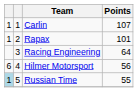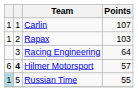(124, 38) 101 -> (124, 38) 103
(18, 66) normal -> (18, 66) bold
(126, 66) 56 -> (126, 66) 57
